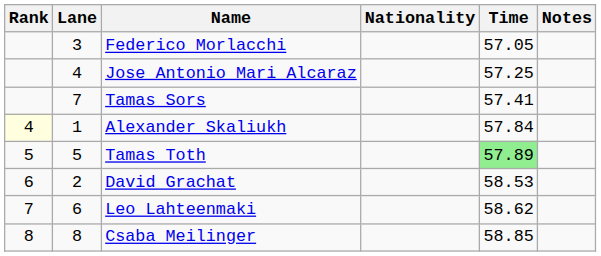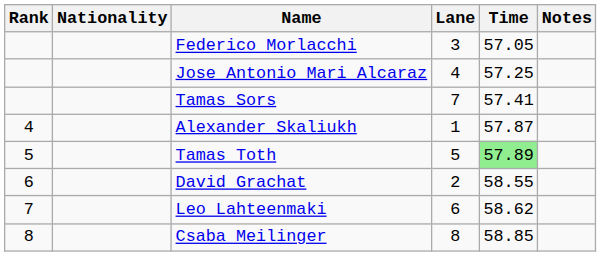columns swapped: (77, 18) <-> (420, 18)
(29, 128) lightyellow background -> (29, 128) no background
(509, 128) 57.84 -> (509, 128) 57.87
(509, 182) 58.53 -> (509, 182) 58.55
